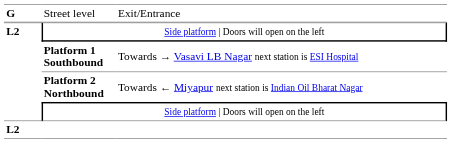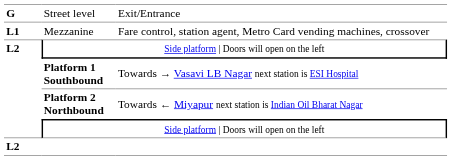+ row: (69, 31)
